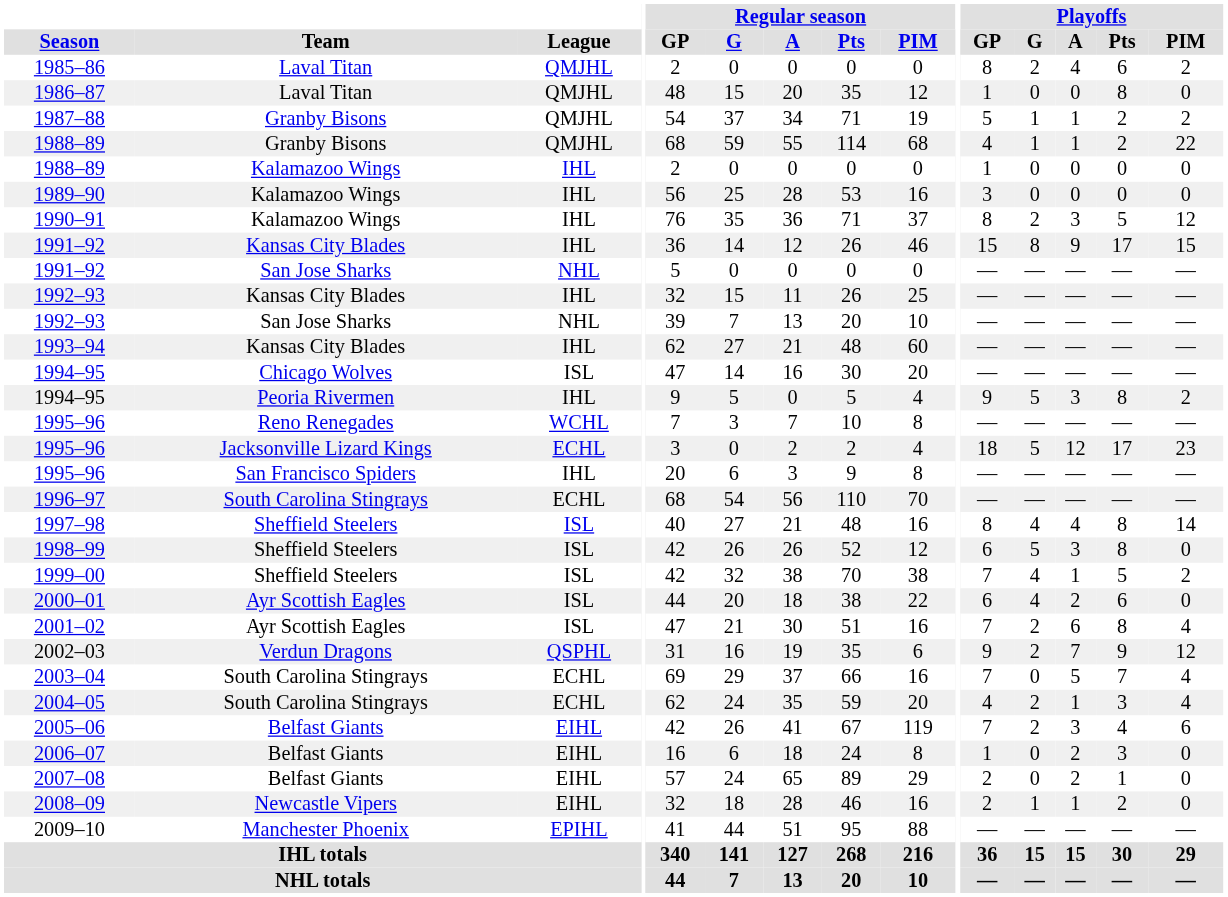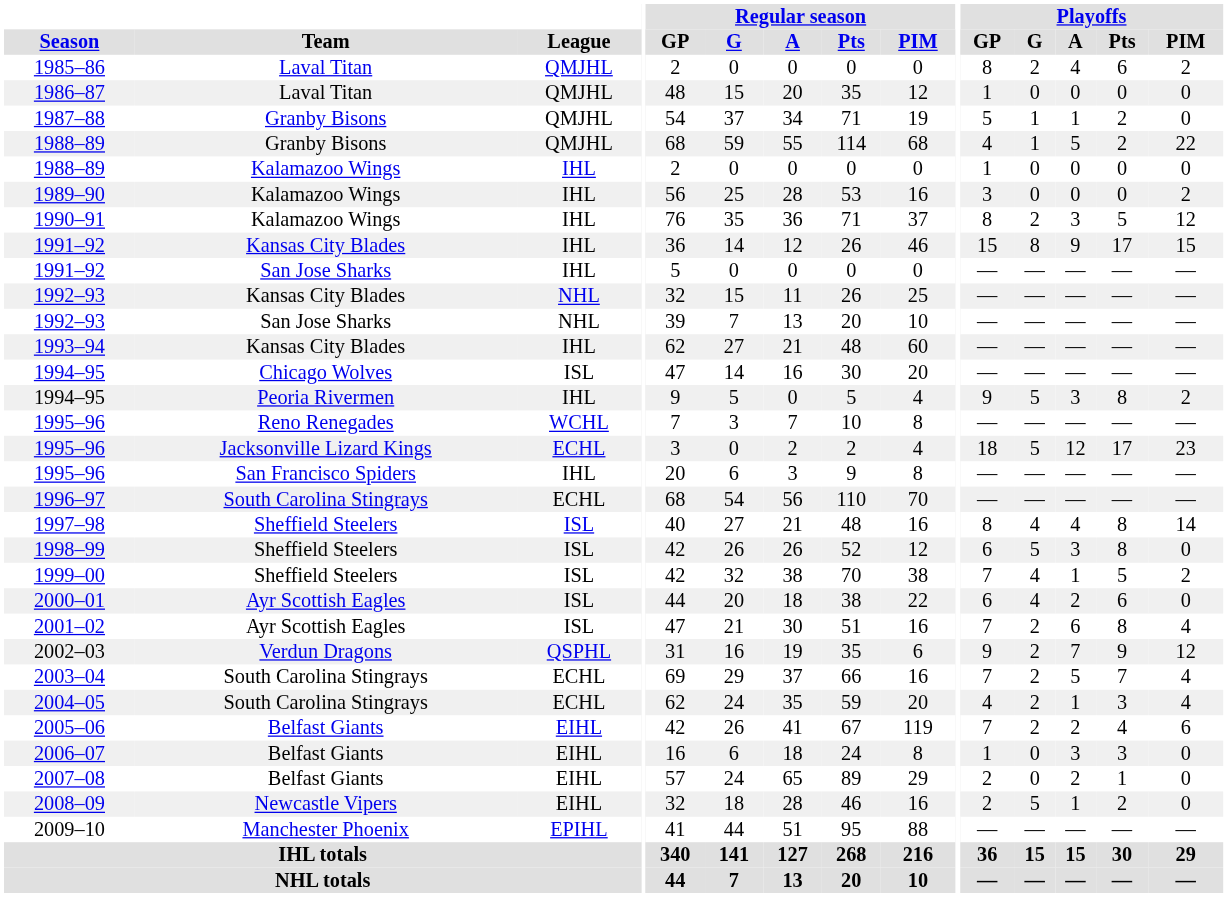(1122, 92) 8 -> (1122, 92) 0
(1186, 118) 2 -> (1186, 118) 0
(1075, 143) 1 -> (1075, 143) 5
(1186, 194) 0 -> (1186, 194) 2
(579, 270) NHL -> (579, 270) IHL
(579, 295) IHL -> (579, 295) NHL
(1035, 676) 0 -> (1035, 676) 2
(1075, 727) 3 -> (1075, 727) 2
(1075, 753) 2 -> (1075, 753) 3
(1035, 803) 1 -> (1035, 803) 5
